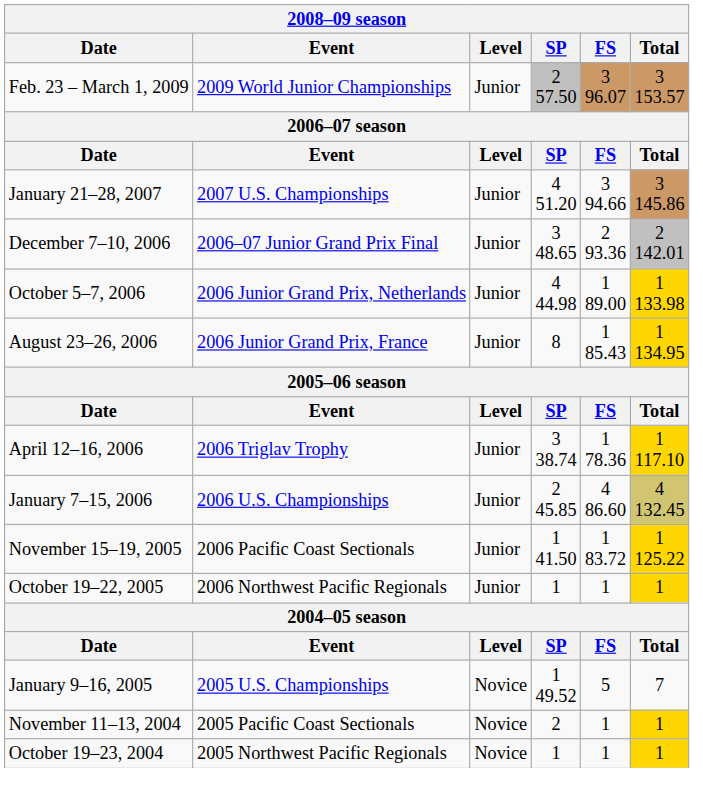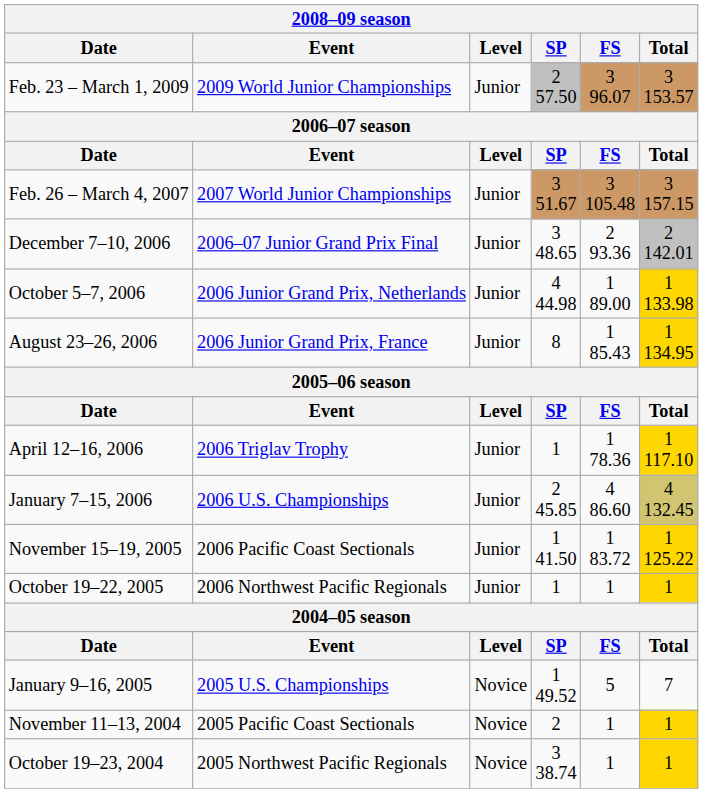+ row: (99, 194)
- row: (85, 194)
(556, 450) 3 38.74 -> (556, 450) 1
(556, 753) 1 -> (556, 763) 3 38.74
